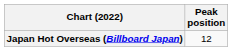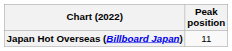(206, 38) 12 -> (206, 38) 11
